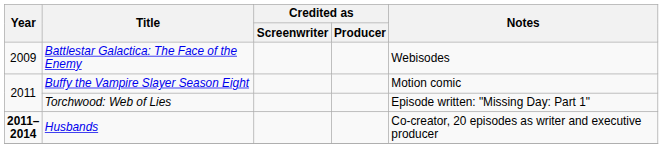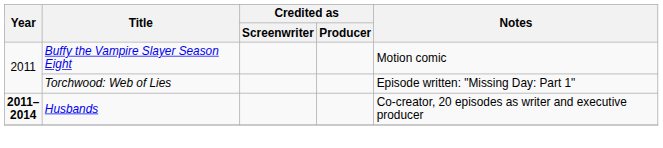- row: (141, 58)
